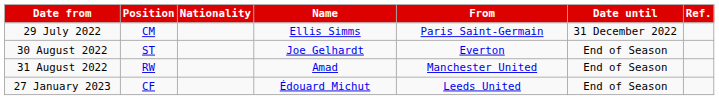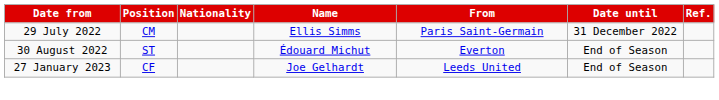(325, 49) Joe Gelhardt -> (325, 49) Édouard Michut
- row: (62, 67)
(325, 86) Édouard Michut -> (325, 67) Joe Gelhardt
